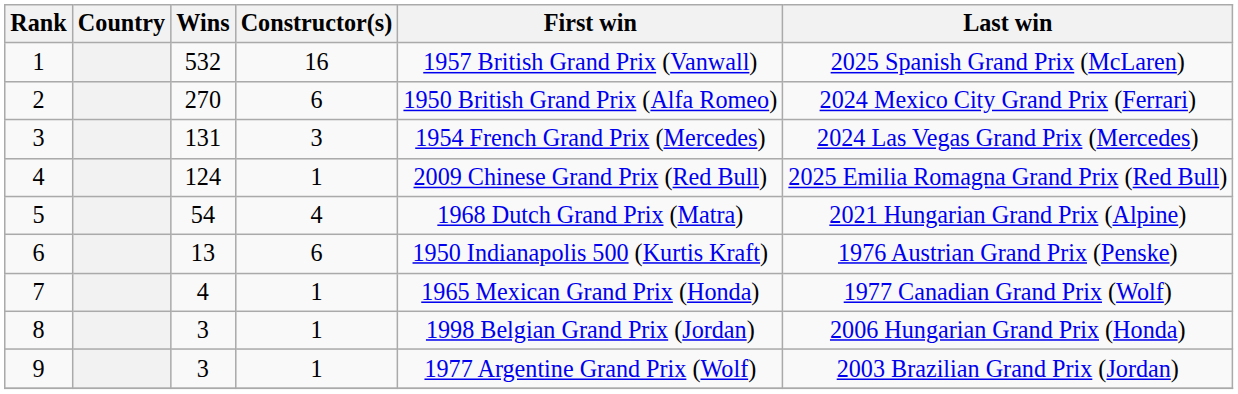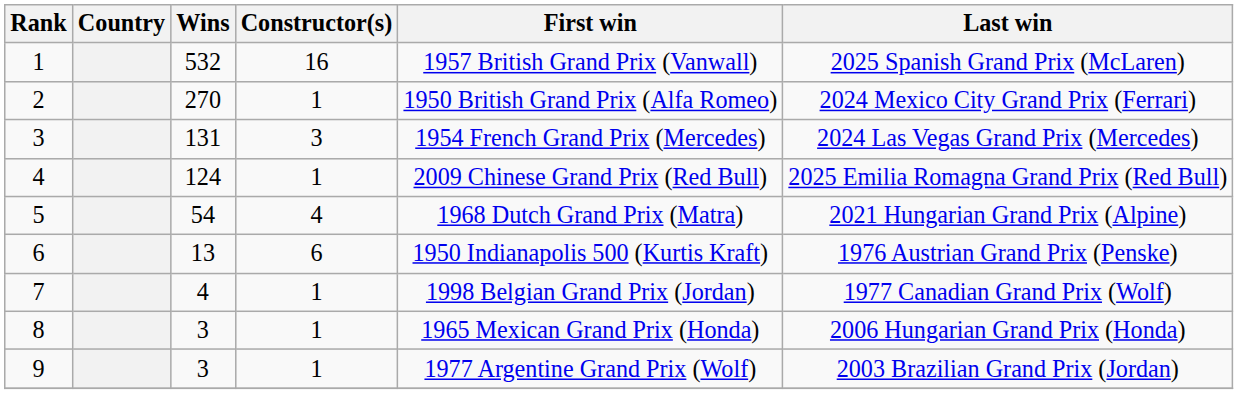(316, 100) 6 -> (316, 100) 1
(590, 291) 1965 Mexican Grand Prix (Honda) -> (590, 291) 1998 Belgian Grand Prix (Jordan)
(590, 330) 1998 Belgian Grand Prix (Jordan) -> (590, 330) 1965 Mexican Grand Prix (Honda)
